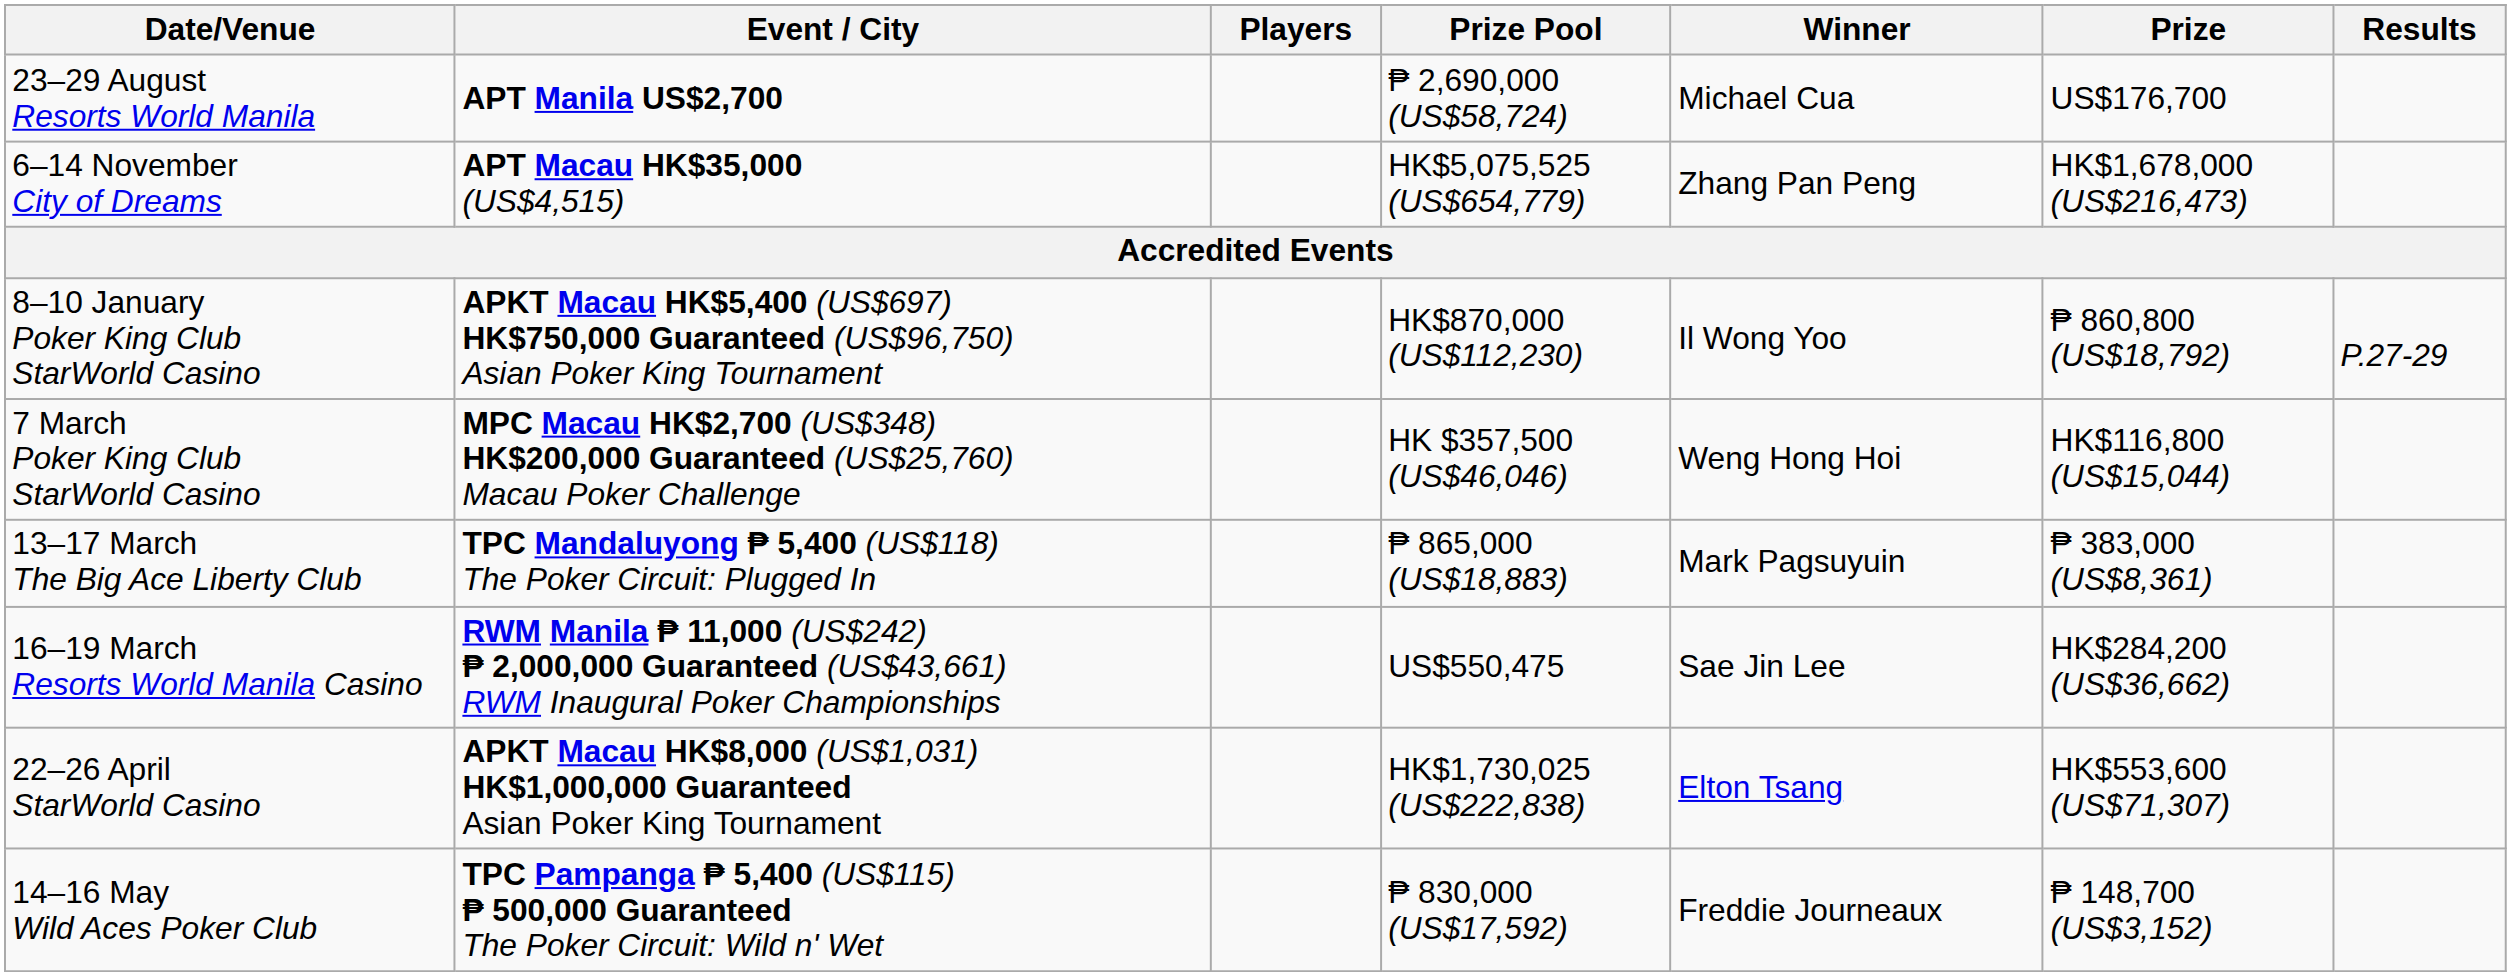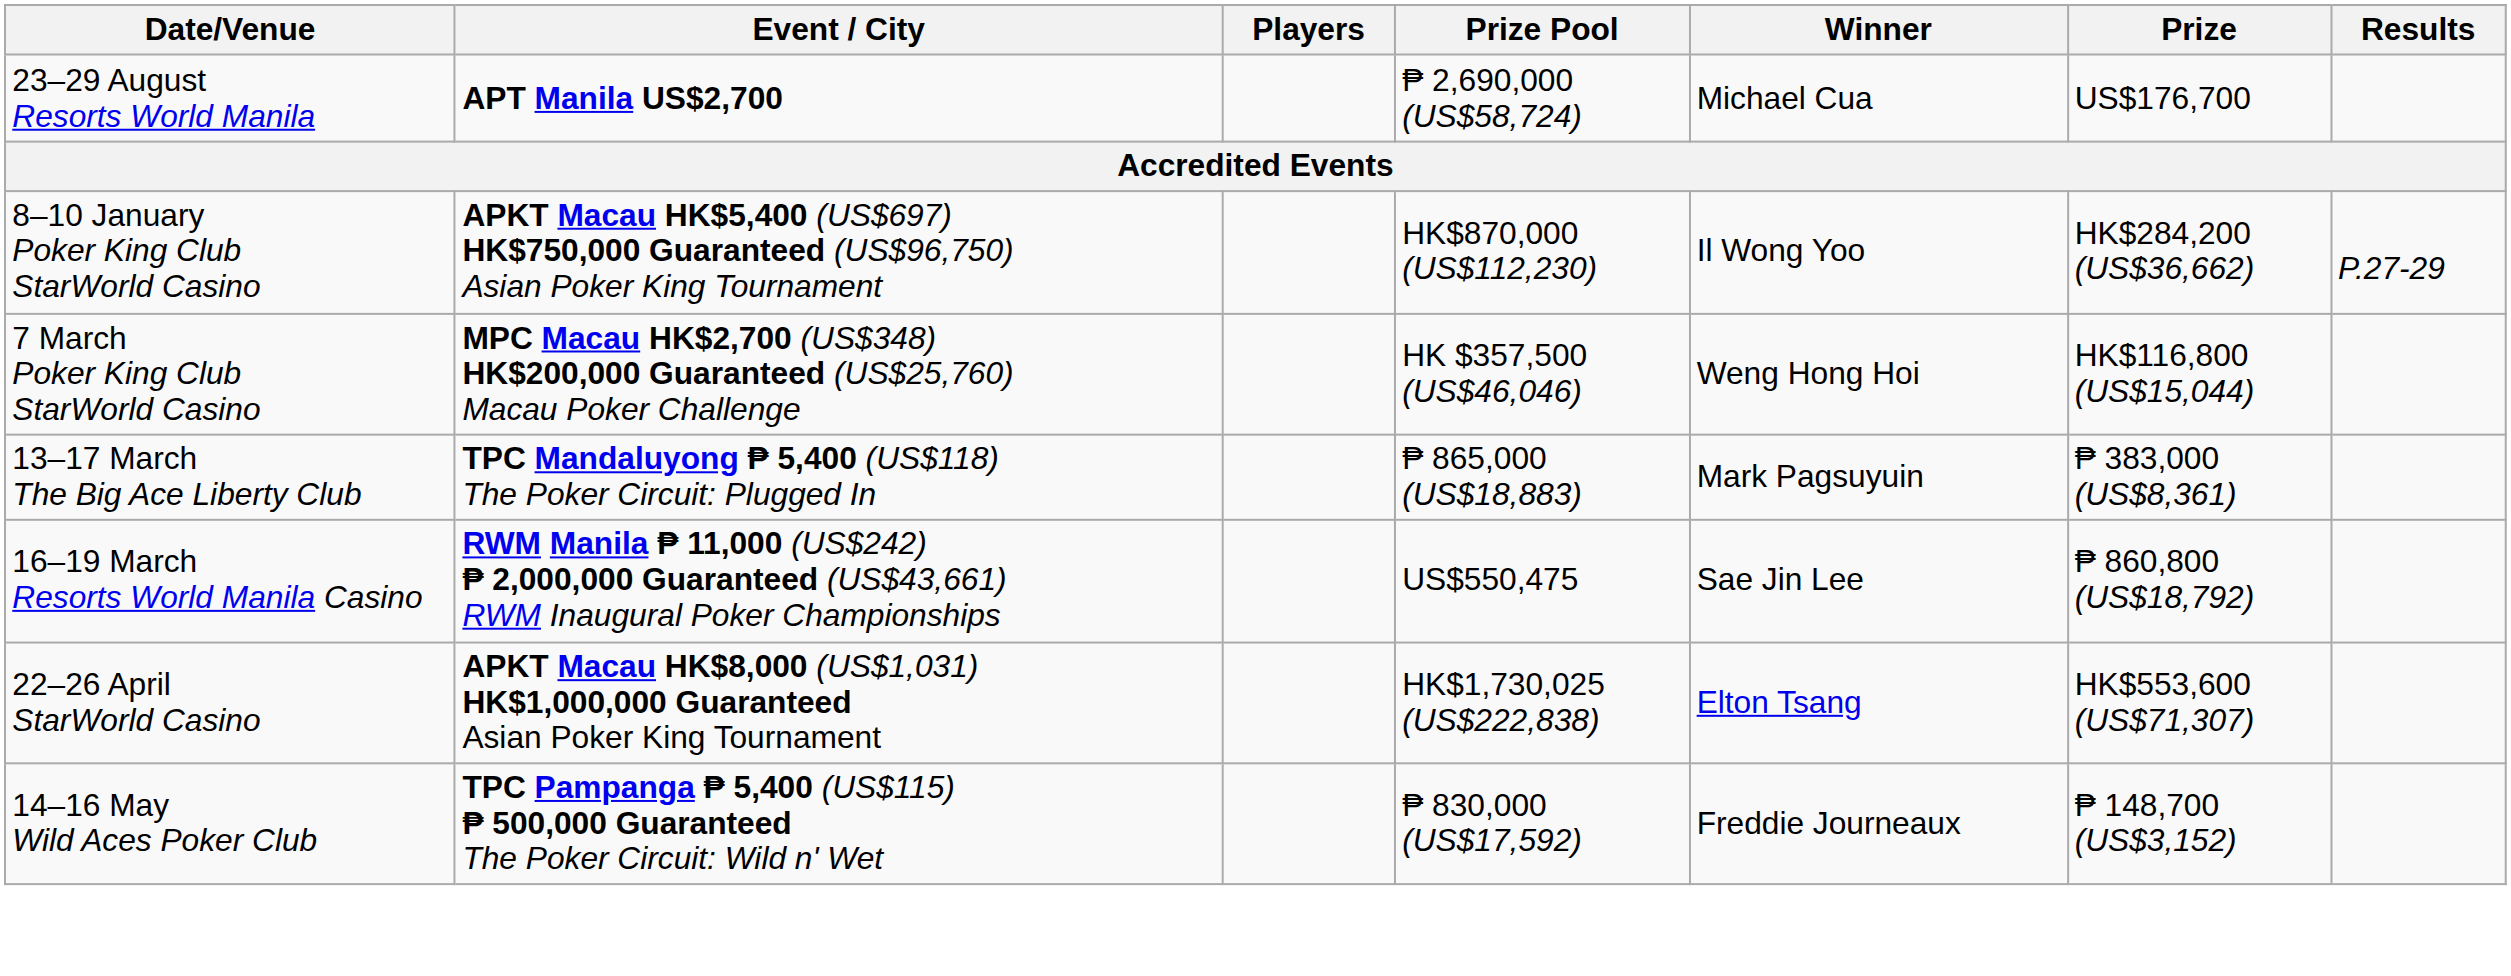- row: (125, 183)
(2140, 337) ₱ 860,800 (US$18,792) -> (2164, 251) HK$284,200 (US$36,662)
(2140, 666) HK$284,200 (US$36,662) -> (2164, 580) ₱ 860,800 (US$18,792)
